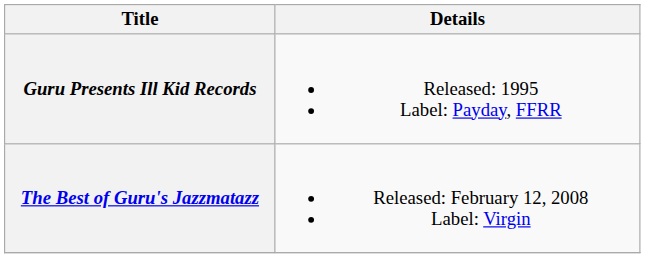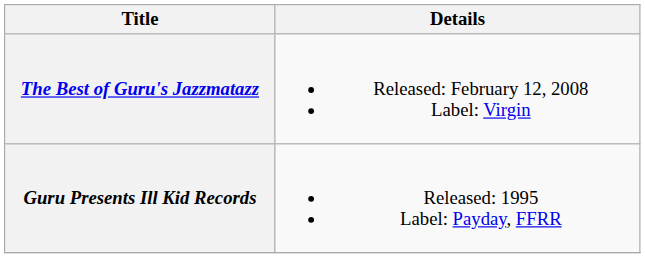rows swapped: (140, 88) <-> (140, 198)
